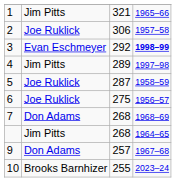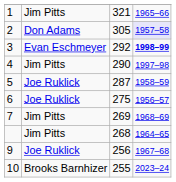(52, 30) Joe Ruklick -> (52, 30) Don Adams
(122, 30) 306 -> (122, 30) 305
(152, 30) no background -> (152, 30) lavender background
(122, 64) 289 -> (122, 64) 290
(52, 116) Don Adams -> (45, 116) Jim Pitts
(122, 116) 268 -> (122, 116) 269
(52, 151) Don Adams -> (52, 151) Joe Ruklick
(122, 151) 257 -> (122, 151) 256
